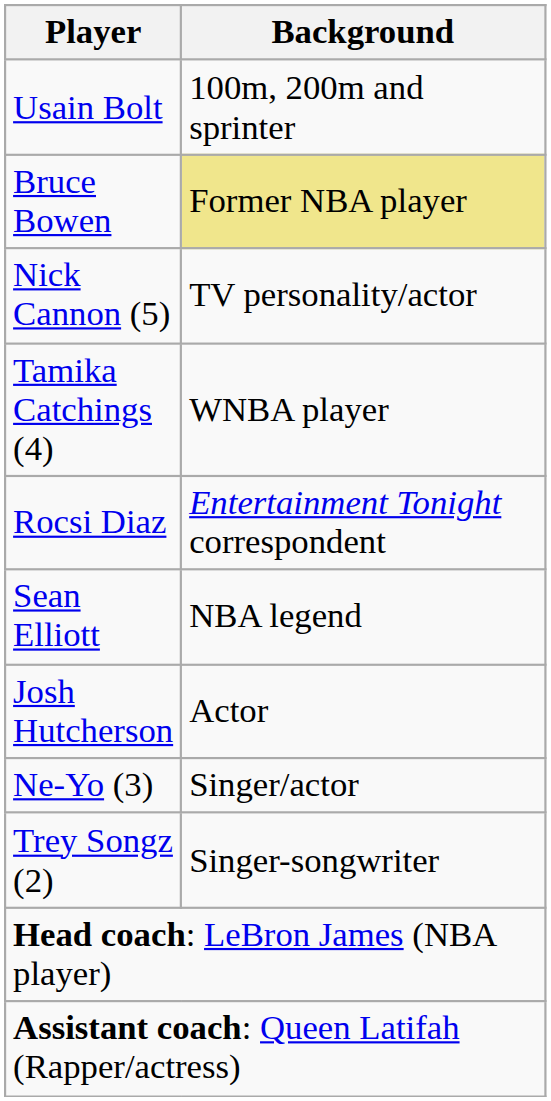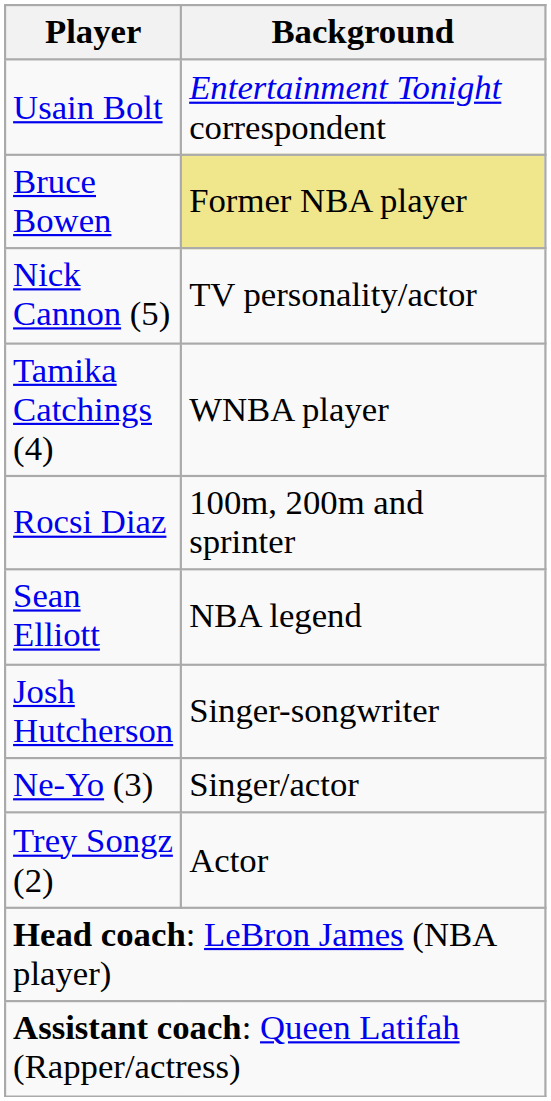(306, 106) 100m, 200m and sprinter -> (345, 106) Entertainment Tonight correspondent
(345, 522) Entertainment Tonight correspondent -> (306, 522) 100m, 200m and sprinter
(229, 710) Actor -> (314, 710) Singer-songwriter
(314, 859) Singer-songwriter -> (229, 859) Actor
